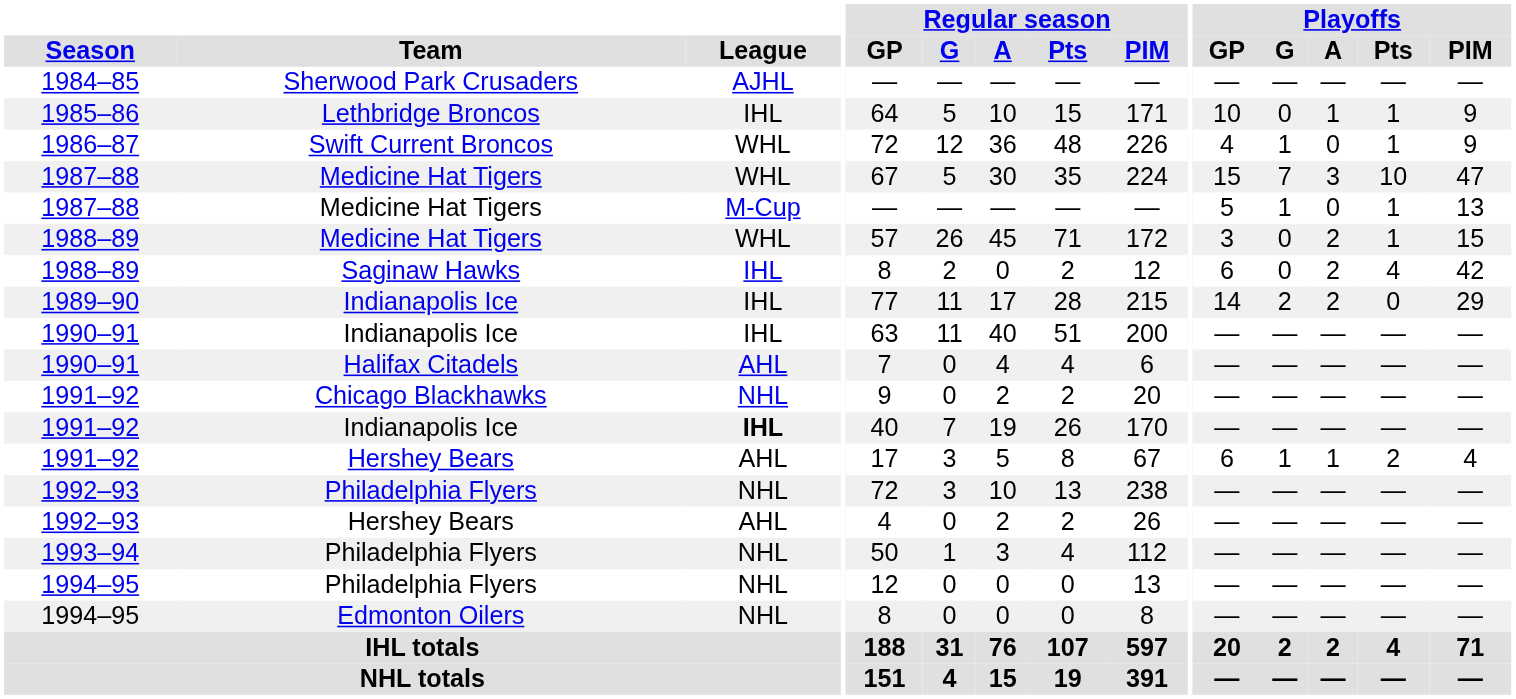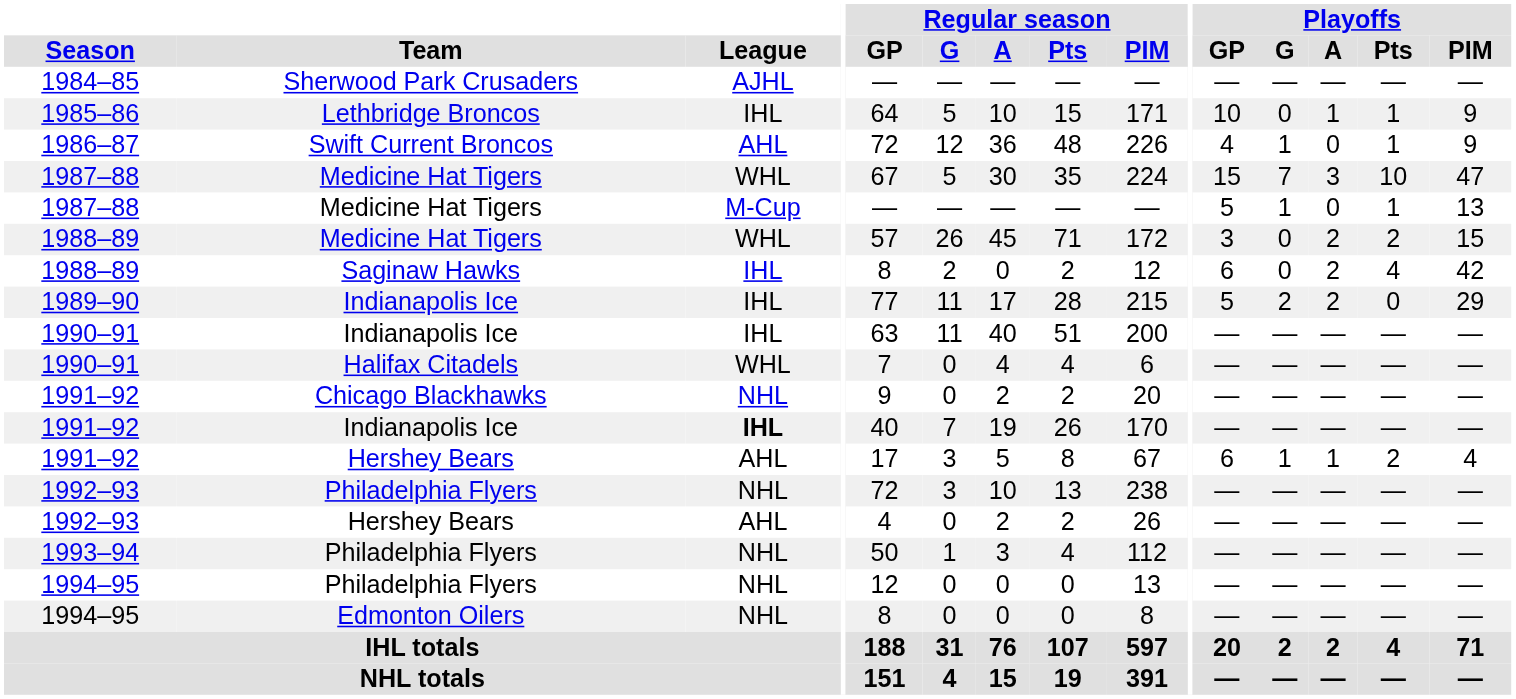(763, 145) WHL -> (763, 145) AHL
(1393, 239) 1 -> (1393, 239) 2
(1227, 302) 14 -> (1227, 302) 5
(763, 364) AHL -> (763, 364) WHL
